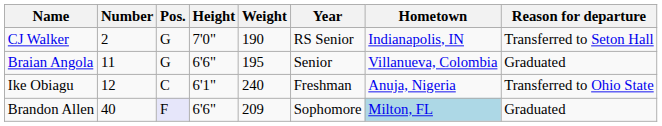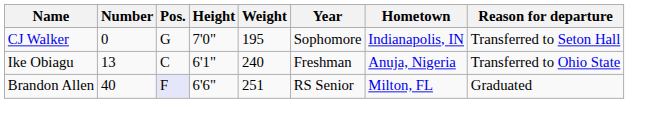(105, 39) 2 -> (105, 39) 0
(253, 39) 190 -> (253, 39) 195
(324, 39) RS Senior -> (328, 39) Sophomore
- row: (51, 62)
(108, 86) 12 -> (108, 62) 13
(253, 109) 209 -> (253, 86) 251
(328, 109) Sophomore -> (324, 86) RS Senior
(401, 109) lightblue background -> (401, 86) no background
